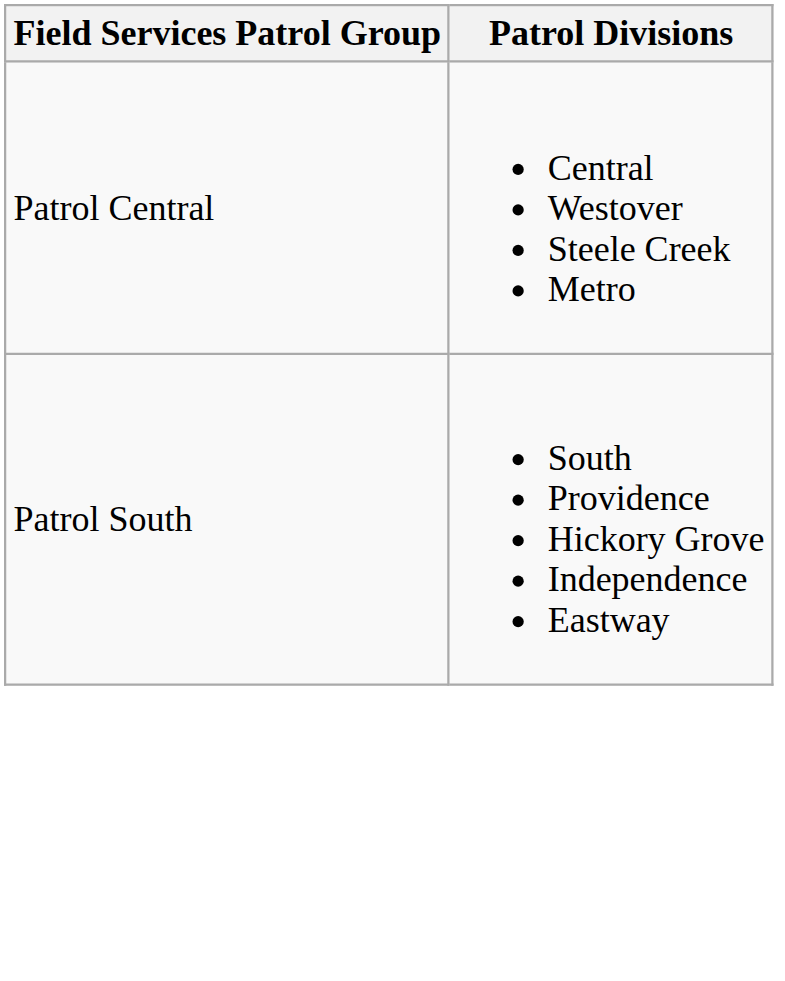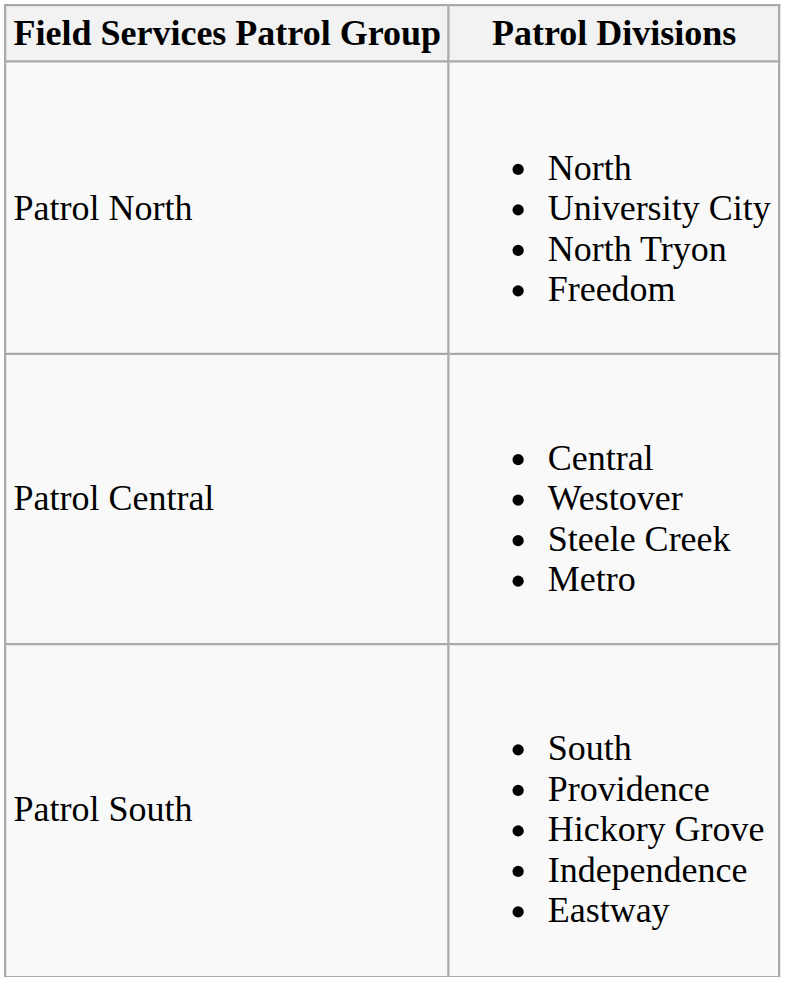+ row: (103, 207)
